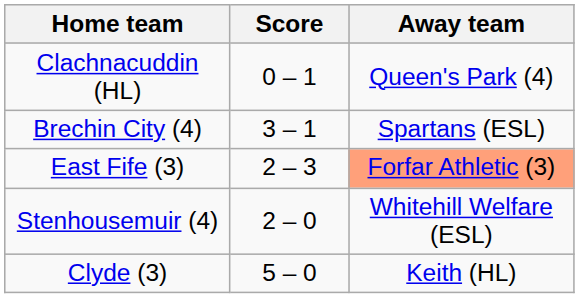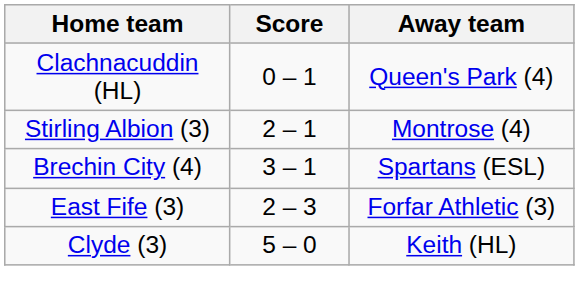+ row: (117, 129)
(461, 167) lightsalmon background -> (461, 206) no background
- row: (118, 220)
